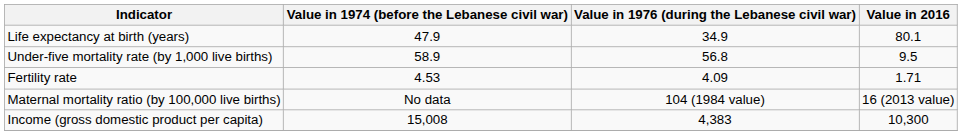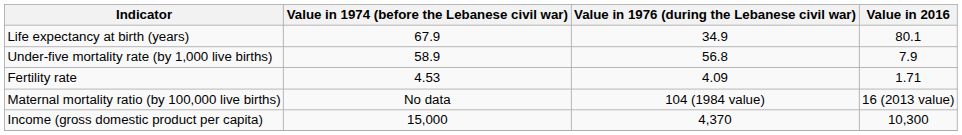(427, 36) 47.9 -> (427, 36) 67.9
(908, 57) 9.5 -> (908, 57) 7.9
(427, 120) 15,008 -> (427, 120) 15,000
(715, 120) 4,383 -> (715, 120) 4,370
